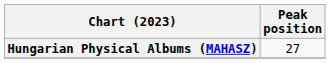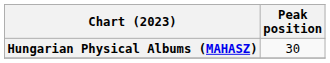(293, 48) 27 -> (293, 48) 30
